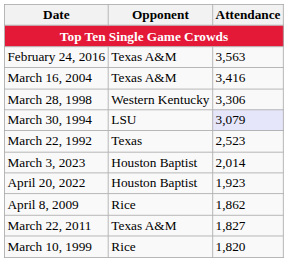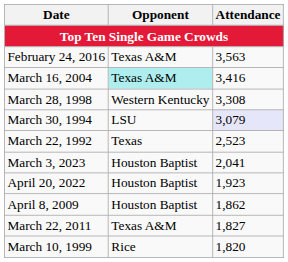(144, 78) no background -> (144, 78) paleturquoise background
(231, 99) 3,306 -> (231, 99) 3,308
(231, 162) 2,014 -> (231, 162) 2,041
(124, 204) Rice -> (154, 204) Houston Baptist
